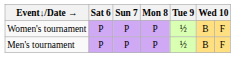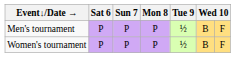rows swapped: (41, 45) <-> (47, 28)
